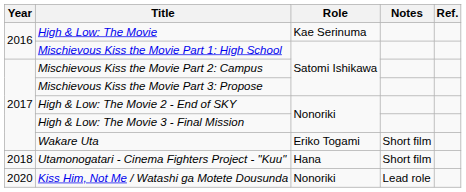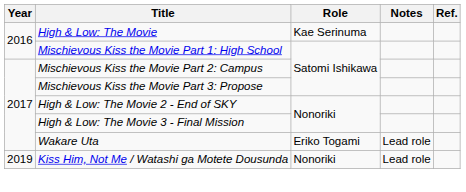(407, 141) Short film -> (407, 141) Lead role
- row: (162, 159)
(20, 178) 2020 -> (20, 159) 2019
